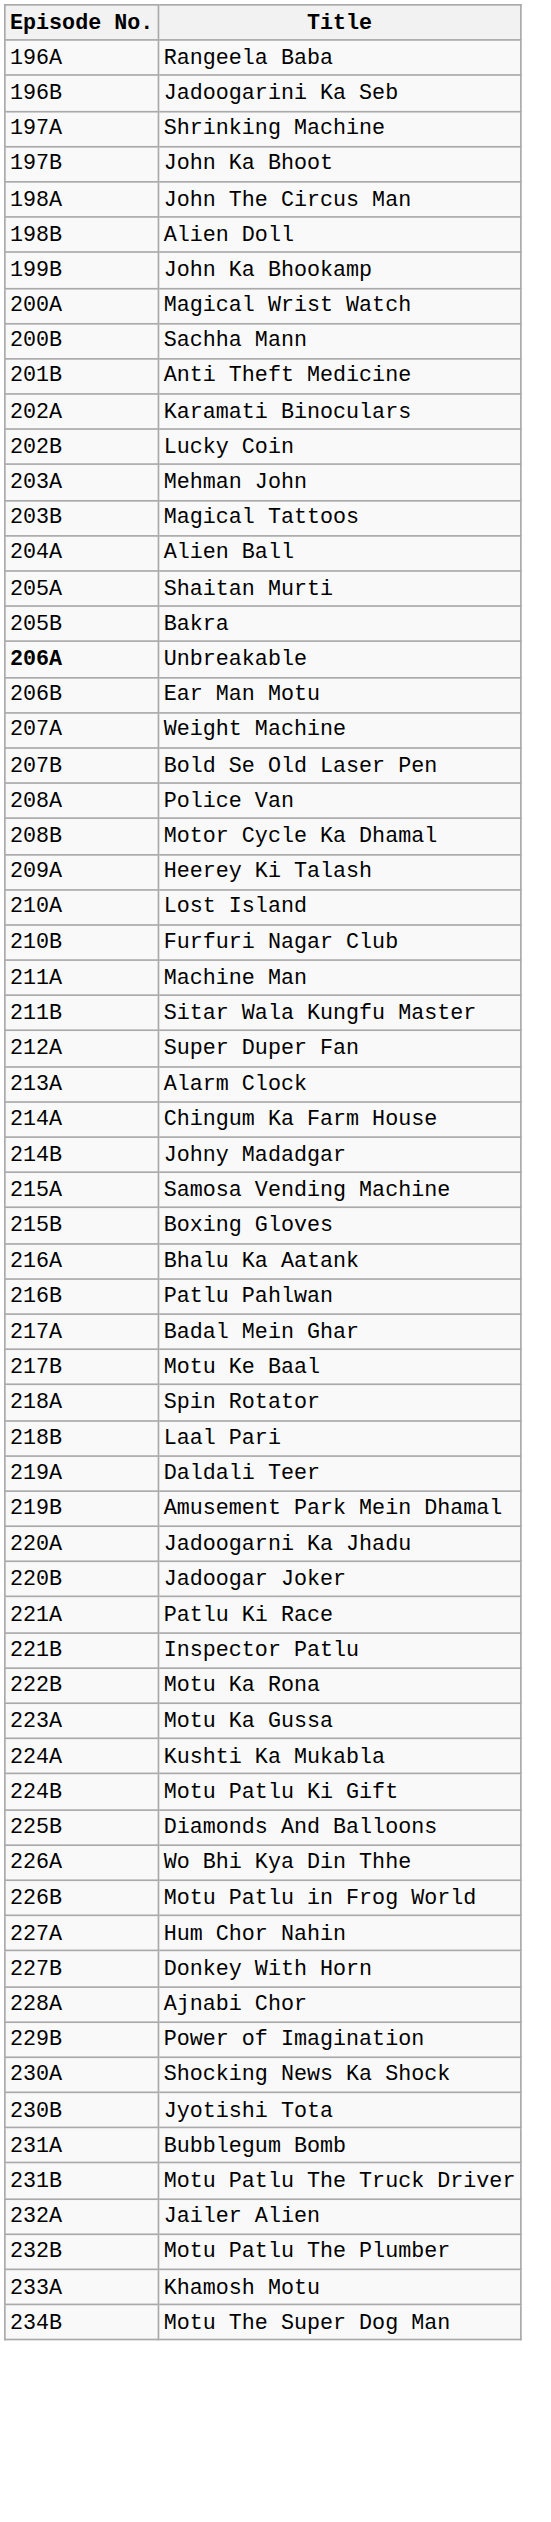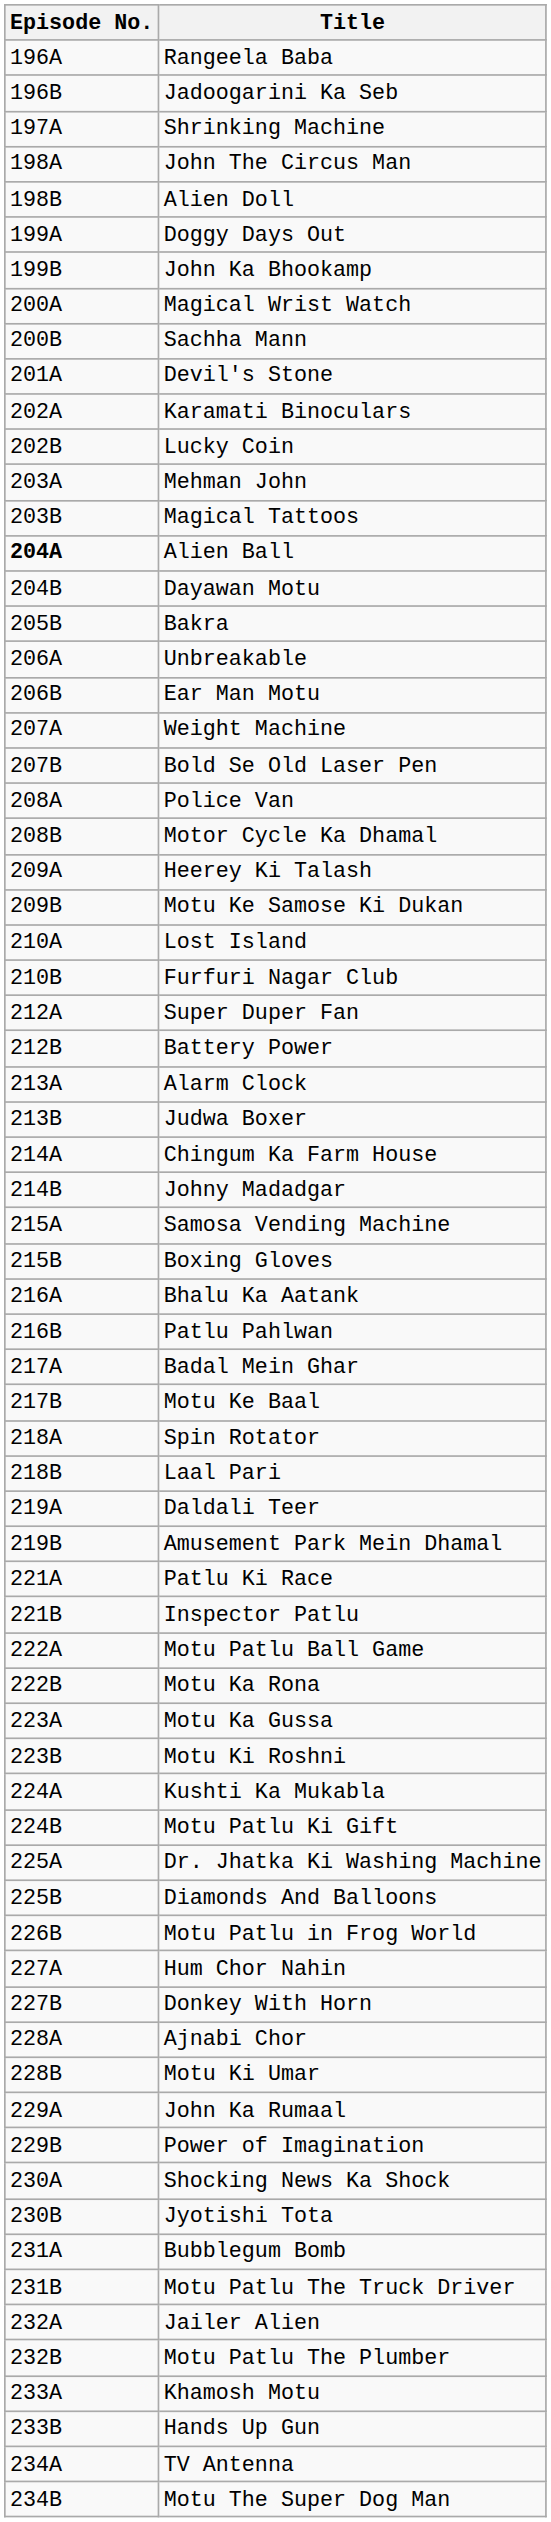- row: (248, 164)
+ row: (255, 235)
+ row: (248, 376)
- row: (287, 376)
(36, 553) normal -> (36, 553) bold
+ row: (242, 589)
- row: (248, 589)
(36, 659) bold -> (36, 659) normal
+ row: (313, 907)
- row: (235, 978)
- row: (320, 1013)
+ row: (248, 1049)
+ row: (235, 1119)
- row: (287, 1544)
- row: (255, 1579)
+ row: (294, 1650)
+ row: (255, 1756)
+ row: (353, 1862)
- row: (287, 1862)
+ row: (242, 2075)
+ row: (255, 2110)
+ row: (242, 2429)
+ row: (229, 2464)
